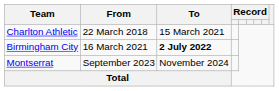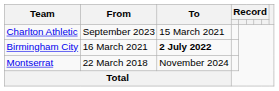(115, 32) 22 March 2018 -> (119, 32) September 2023
(119, 63) September 2023 -> (115, 63) 22 March 2018
